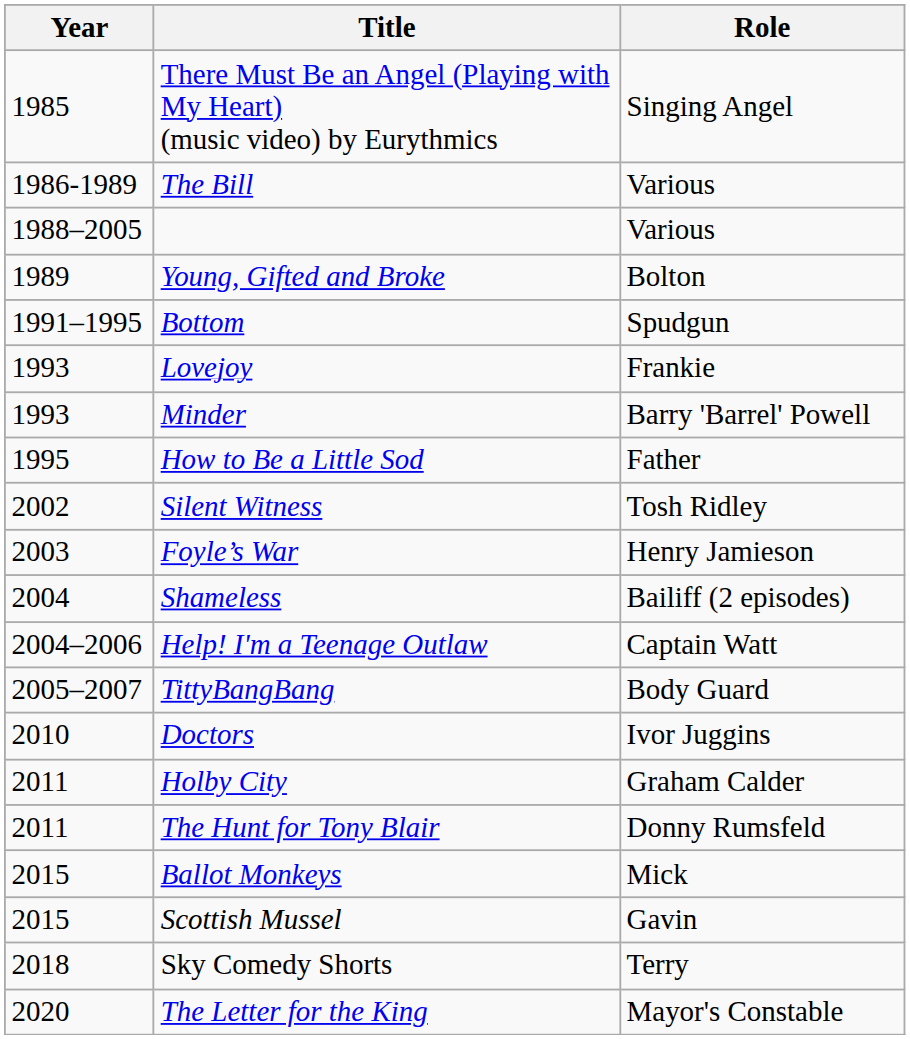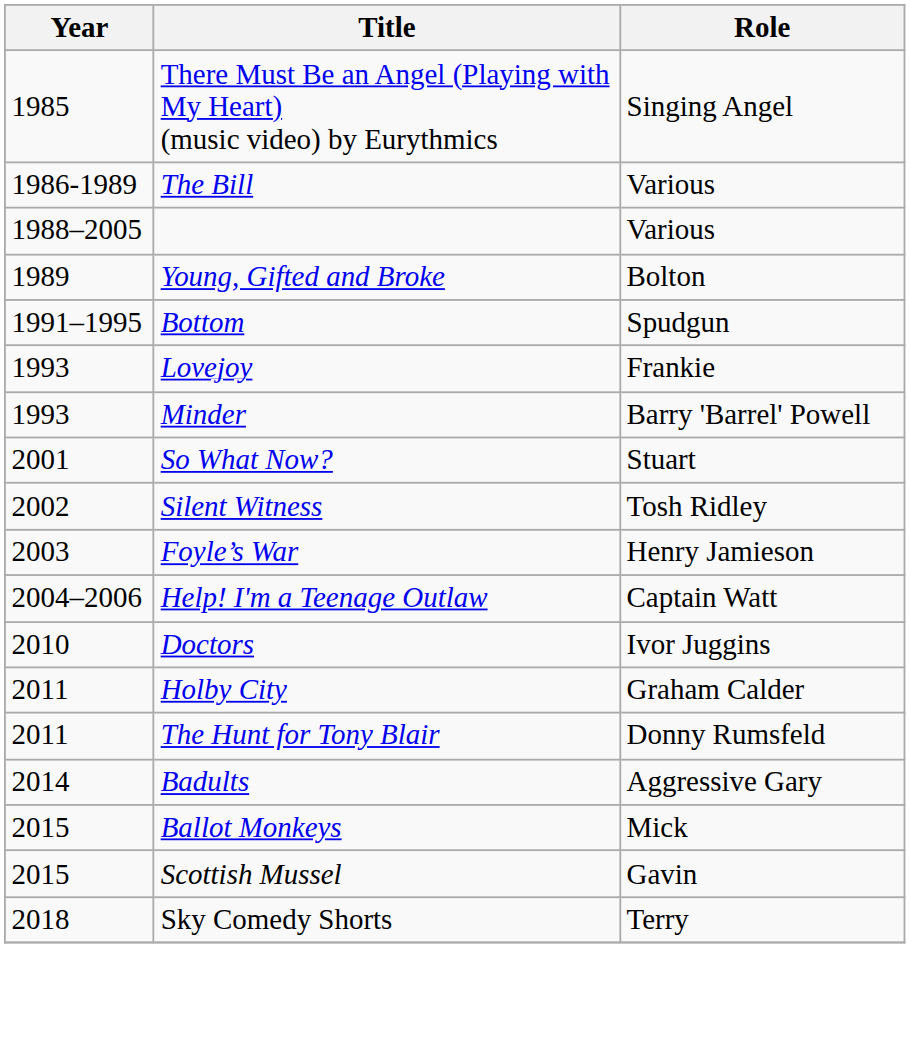- row: (292, 460)
+ row: (247, 460)
- row: (221, 597)
- row: (248, 689)
+ row: (205, 781)
- row: (294, 1011)
